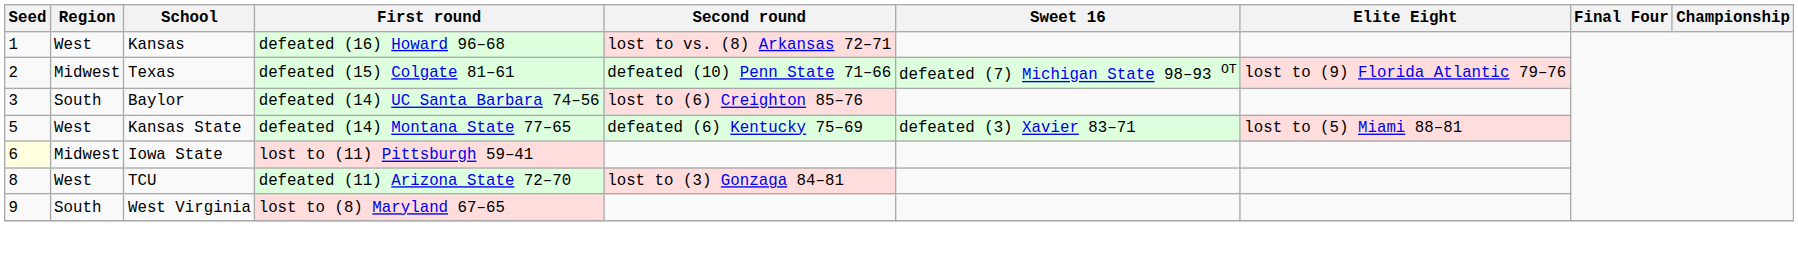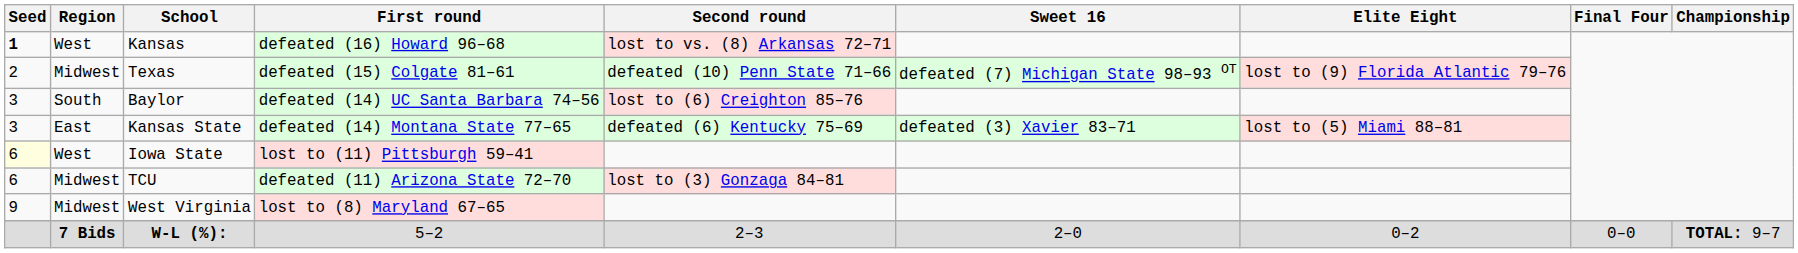(13, 44) normal -> (13, 44) bold
(13, 128) 5 -> (13, 128) 3
(73, 128) West -> (73, 128) East
(87, 154) Midwest -> (73, 154) West
(13, 181) 8 -> (13, 181) 6
(73, 181) West -> (87, 181) Midwest
(78, 207) South -> (87, 207) Midwest
+ row: (189, 234)
